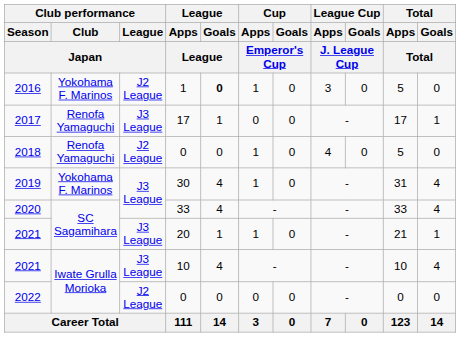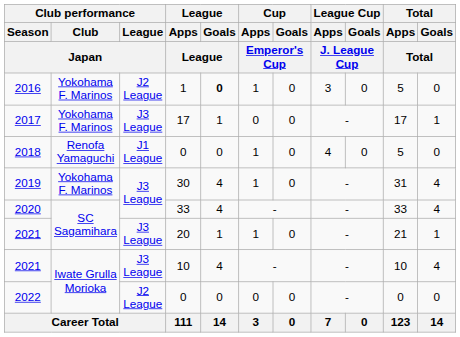(85, 120) Renofa Yamaguchi -> (85, 120) Yokohama F. Marinos
(143, 152) J2 League -> (143, 152) J1 League
